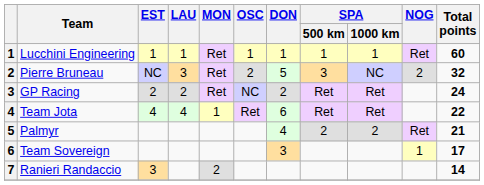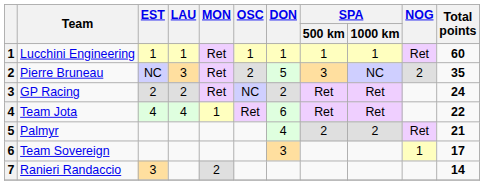(458, 72) 32 -> (458, 72) 35
